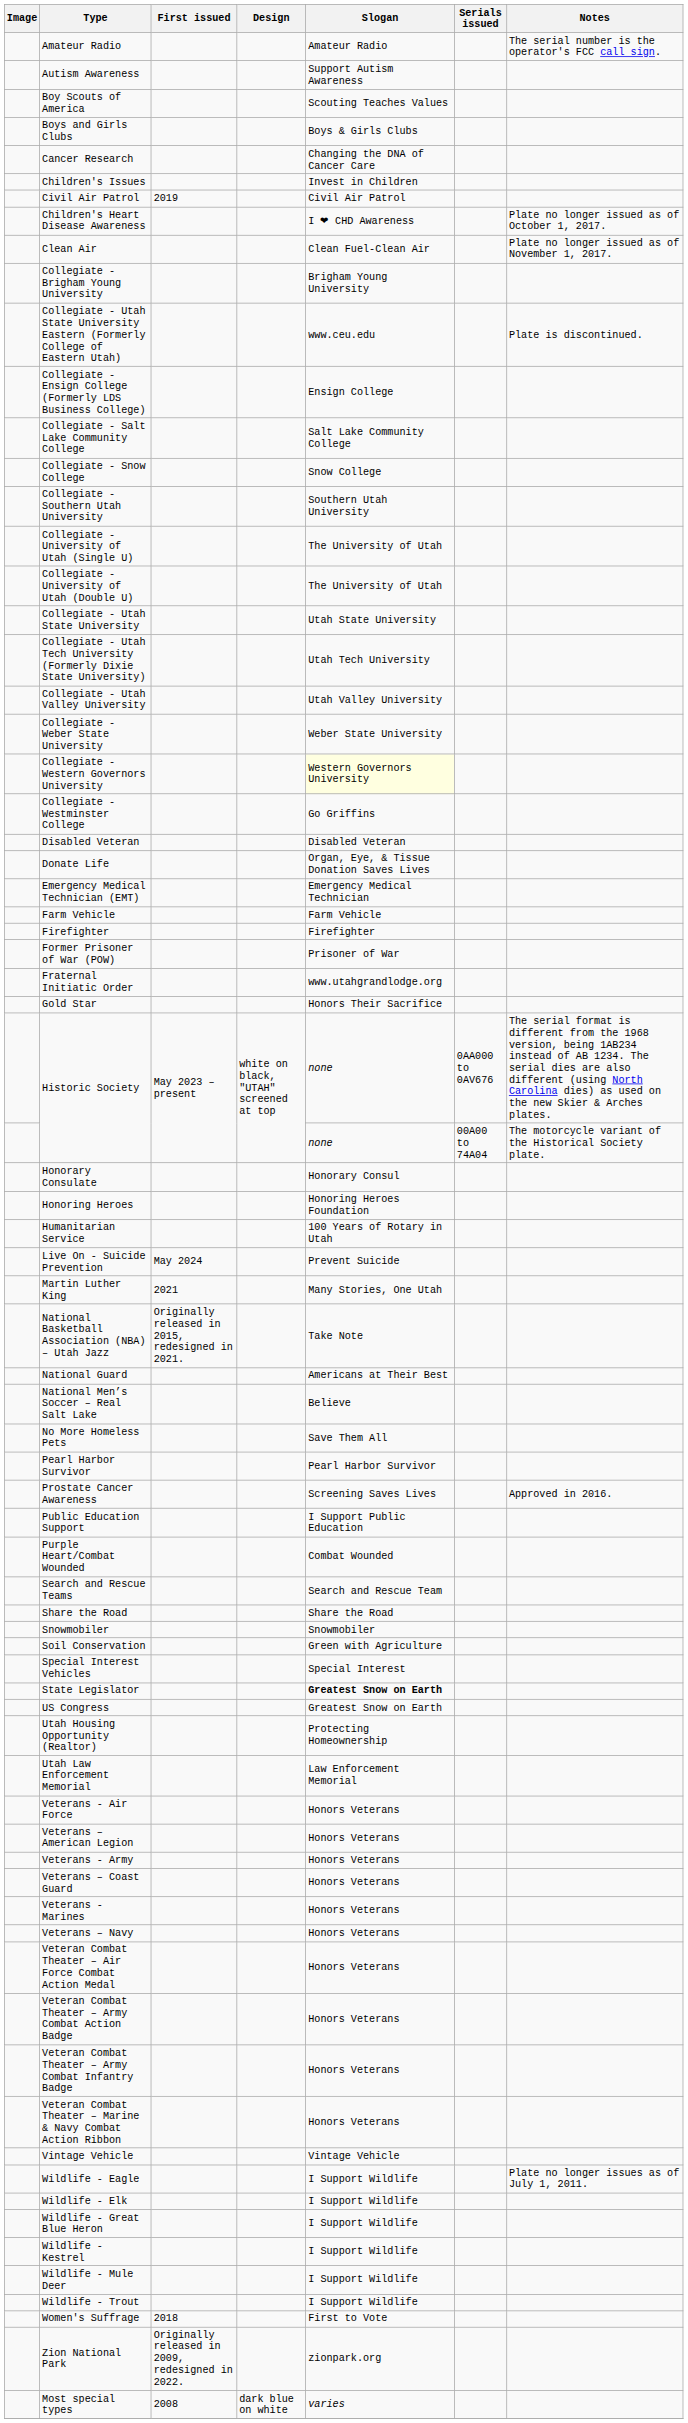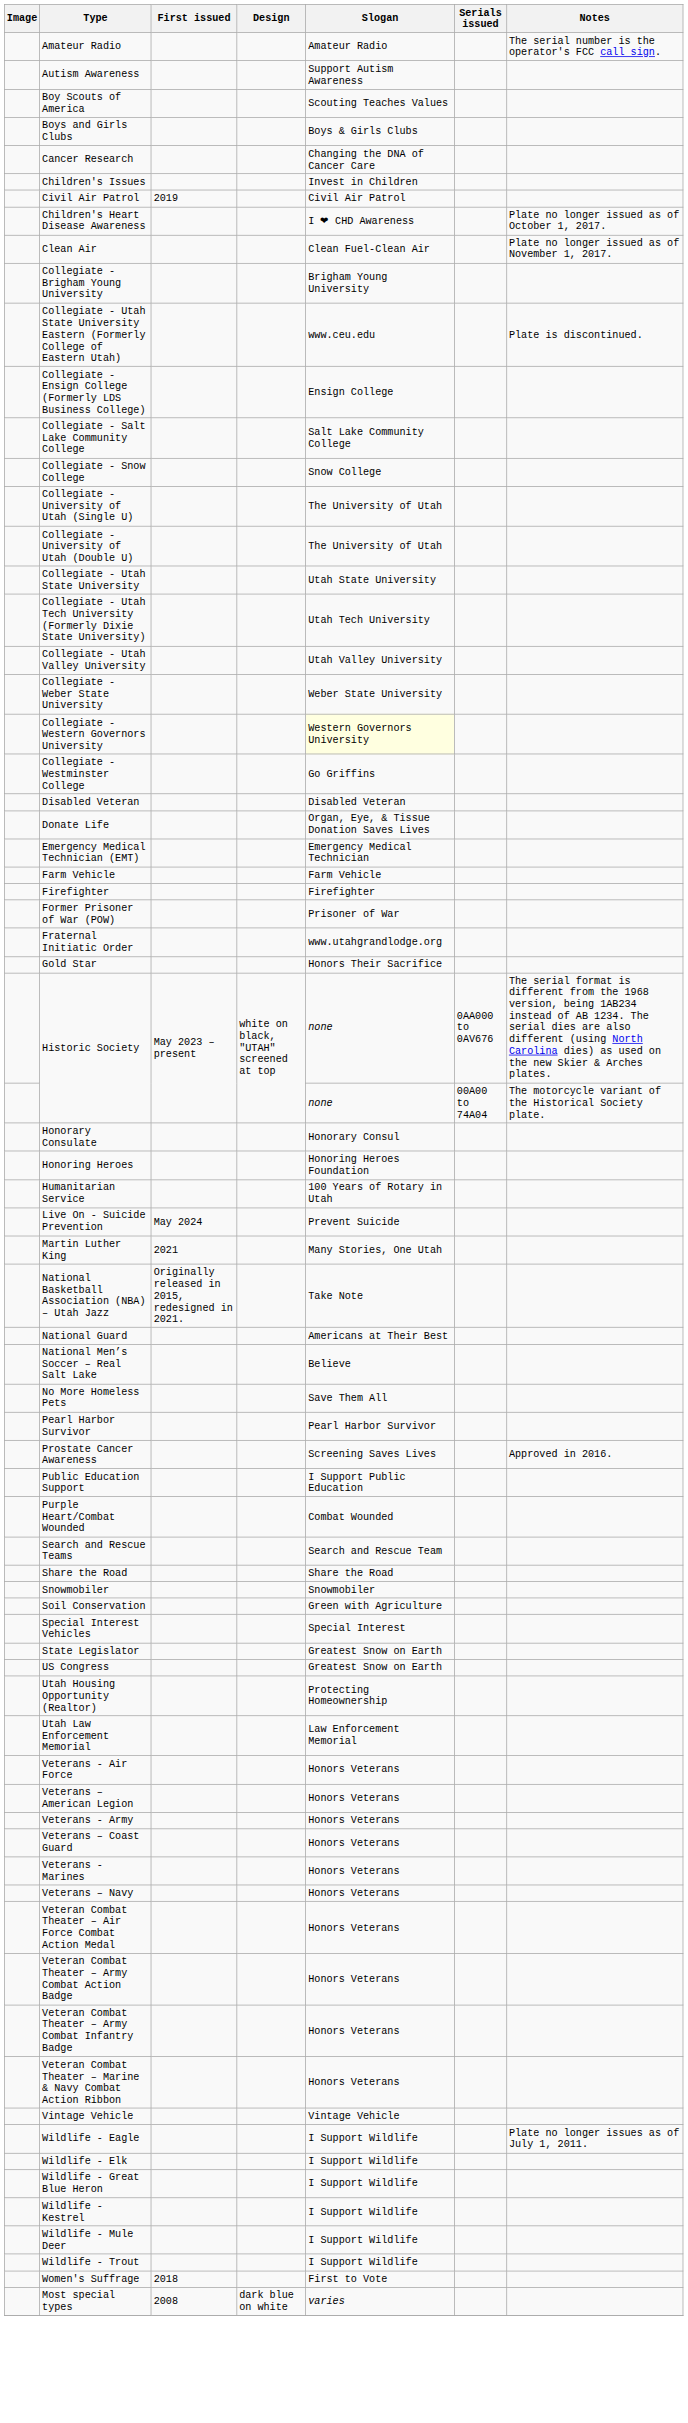- row: (82, 506)
(375, 1691) bold -> (375, 1651) normal
- row: (82, 2359)
